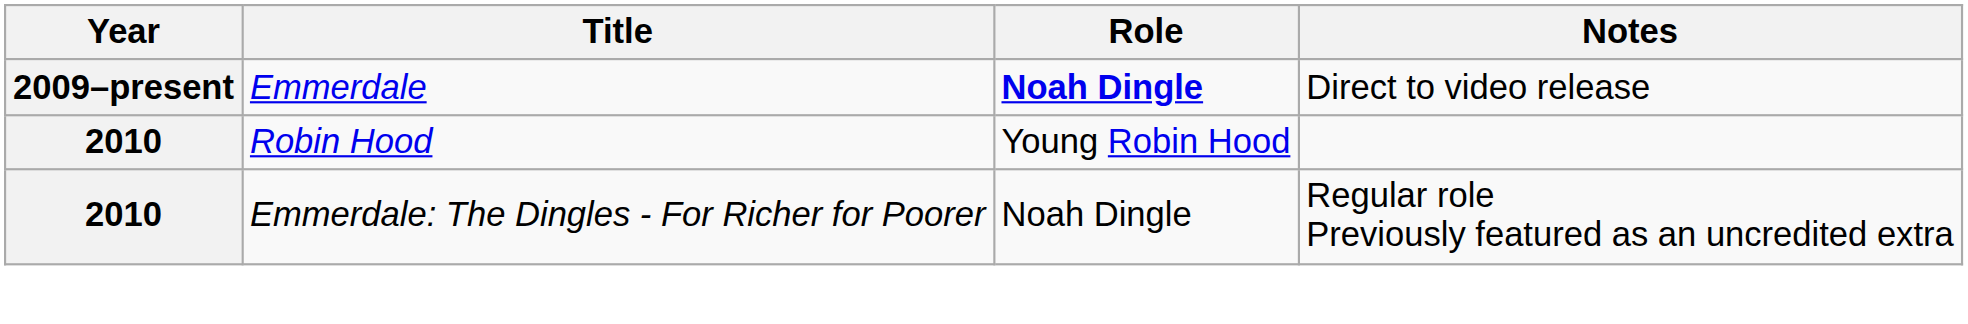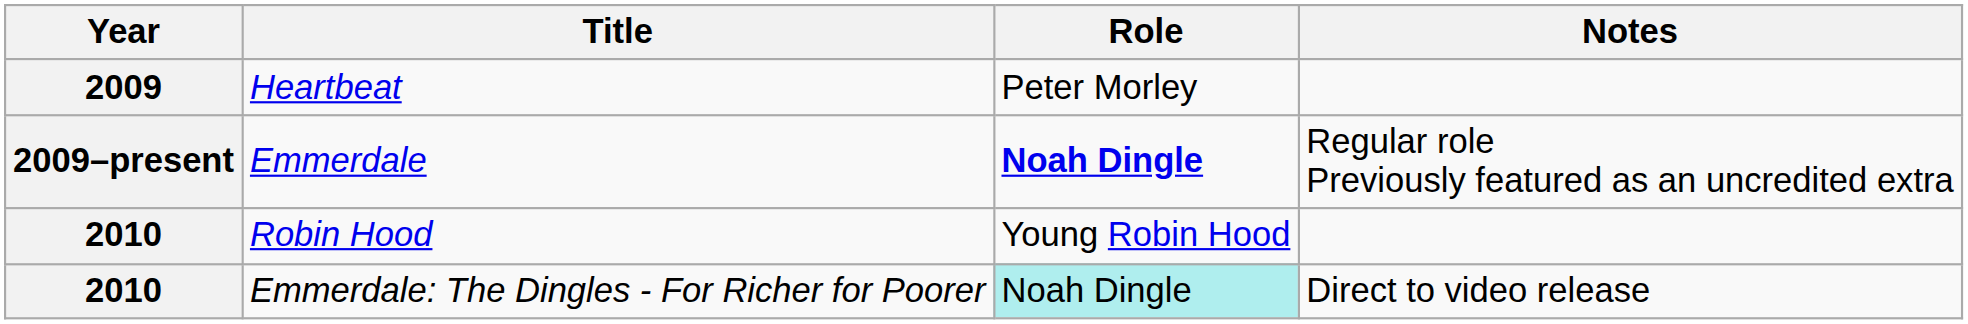+ row: (326, 86)
(1478, 86) Direct to video release -> (1630, 160) Regular role Previously featured as an uncredited extra
(1097, 215) no background -> (1097, 290) paleturquoise background
(1630, 215) Regular role Previously featured as an uncredited extra -> (1478, 290) Direct to video release
